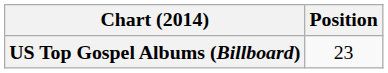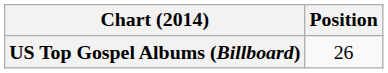(344, 51) 23 -> (344, 51) 26
